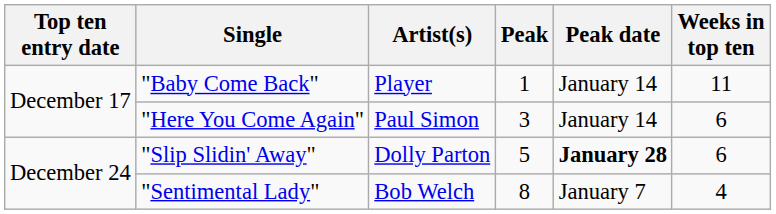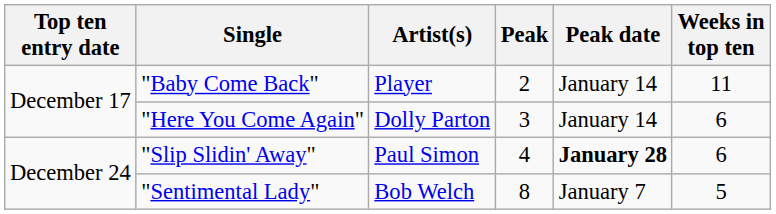(524, 83) 1 -> (524, 83) 2
(427, 119) Paul Simon -> (432, 119) Dolly Parton
(432, 155) Dolly Parton -> (427, 155) Paul Simon
(524, 155) 5 -> (524, 155) 4
(721, 190) 4 -> (721, 190) 5
